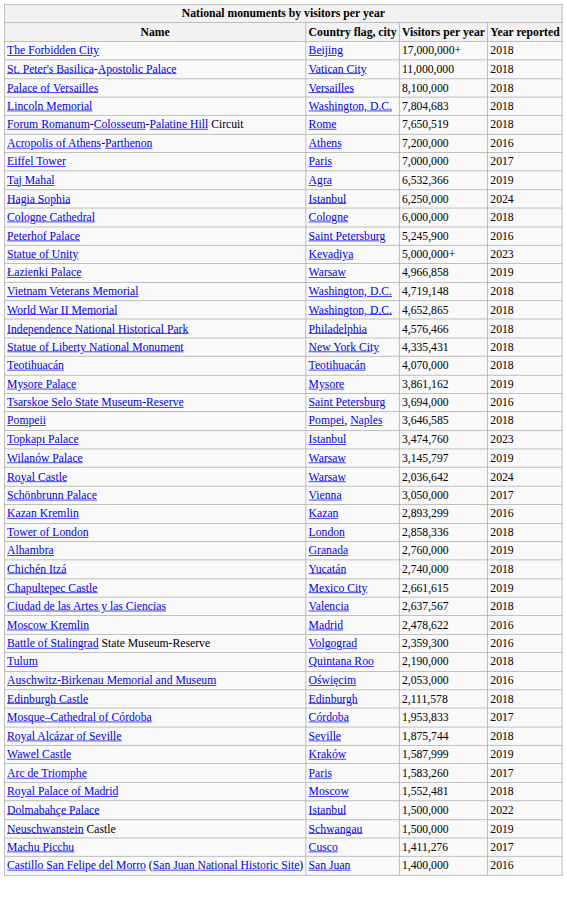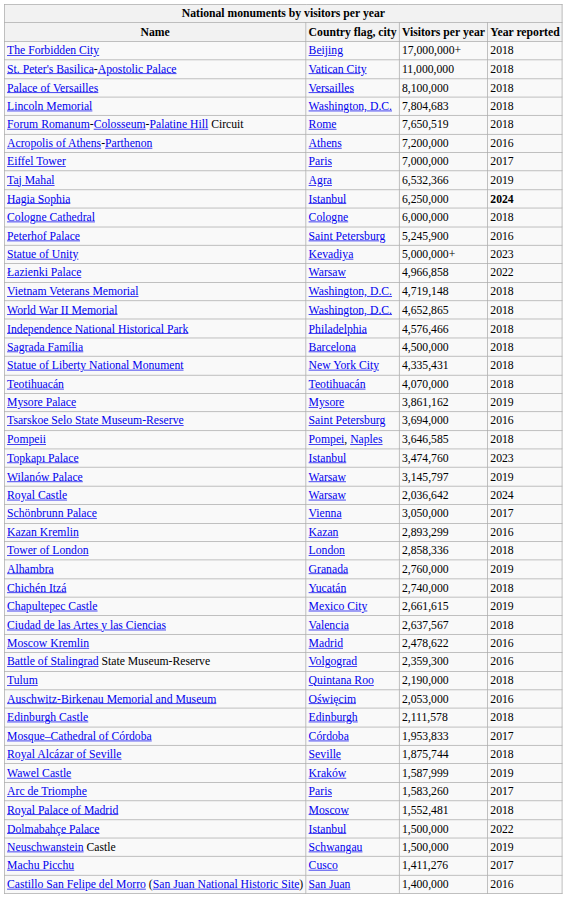(502, 198) normal -> (502, 198) bold
(502, 273) 2019 -> (502, 273) 2022
+ row: (45, 347)
